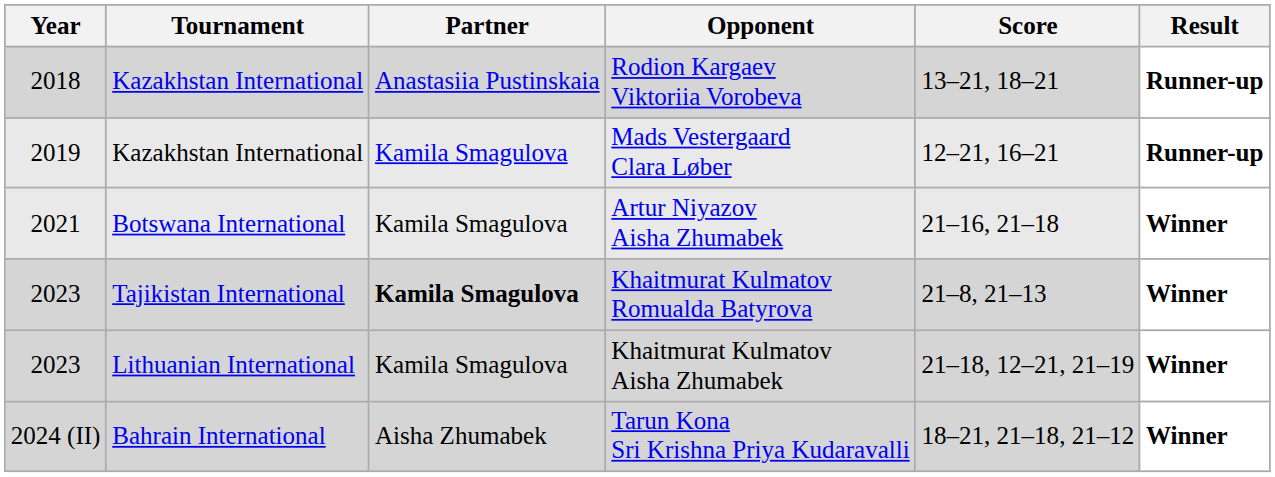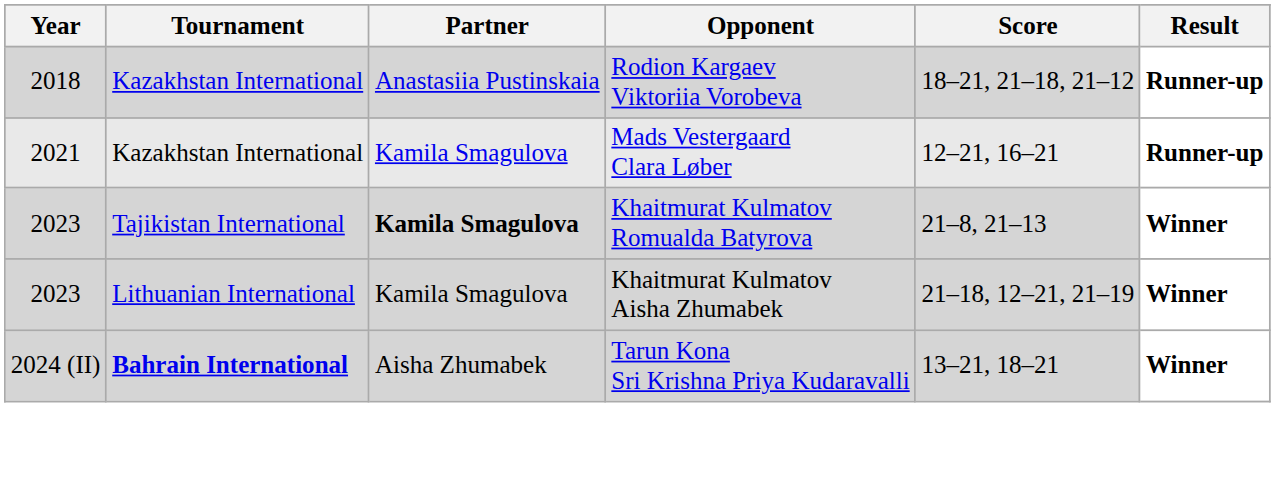(990, 81) 13–21, 18–21 -> (1028, 81) 18–21, 21–18, 21–12
(56, 152) 2019 -> (56, 152) 2021
- row: (697, 223)
(219, 436) normal -> (230, 365) bold
(1028, 436) 18–21, 21–18, 21–12 -> (990, 365) 13–21, 18–21
